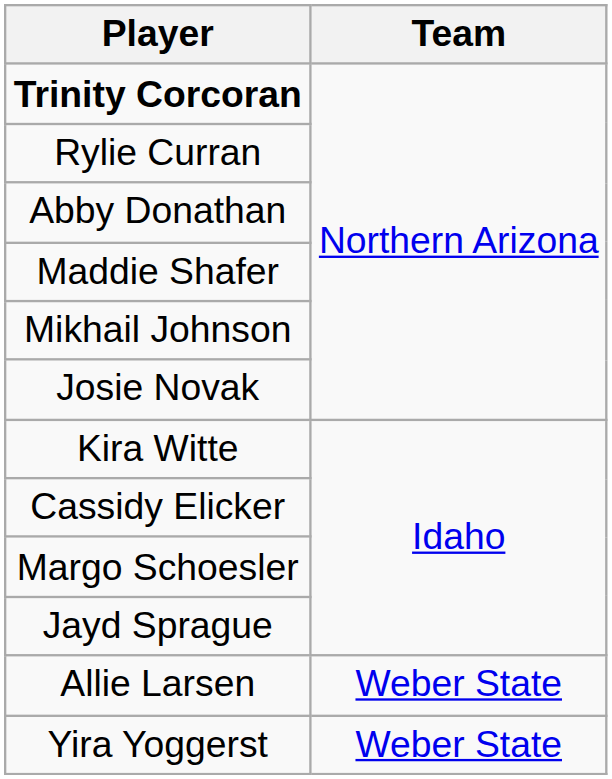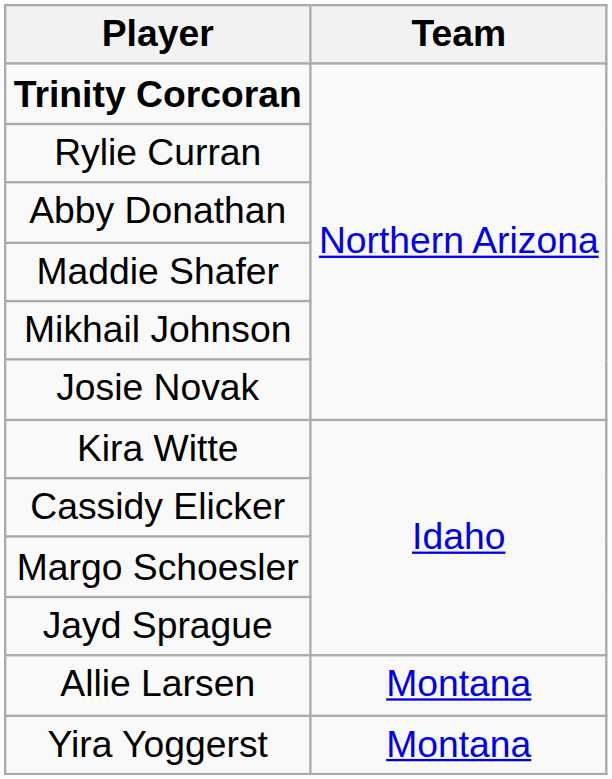(459, 684) Weber State -> (459, 684) Montana
(459, 743) Weber State -> (459, 743) Montana
